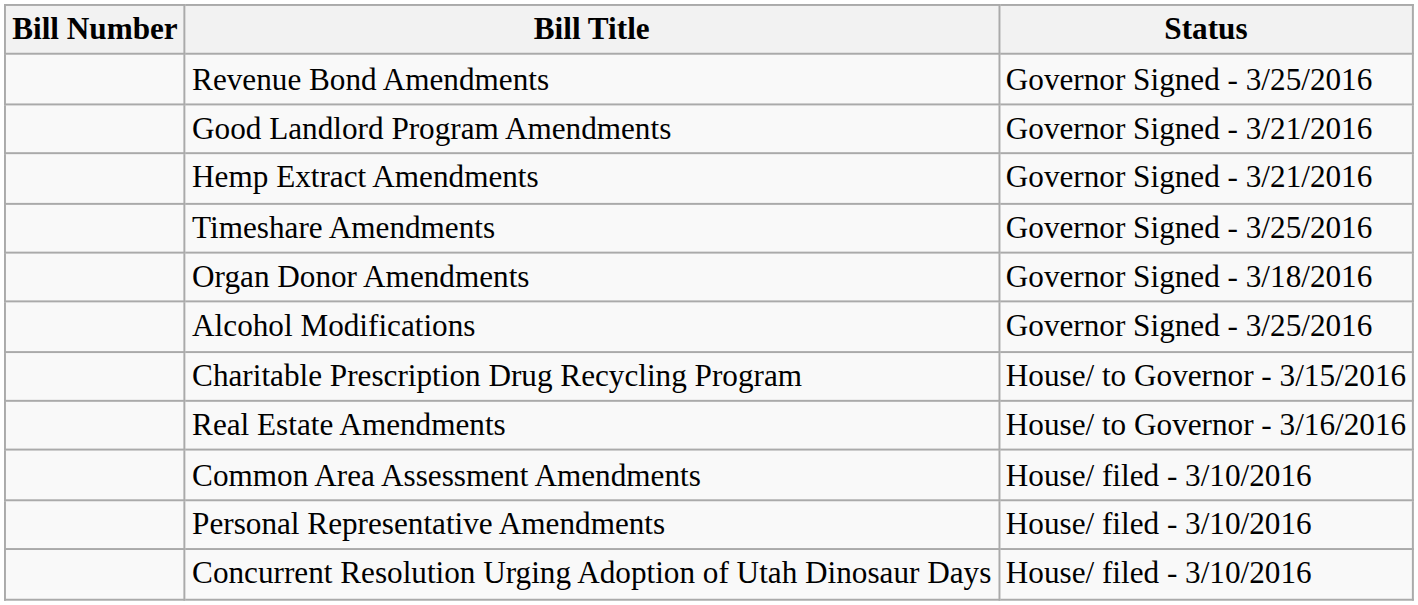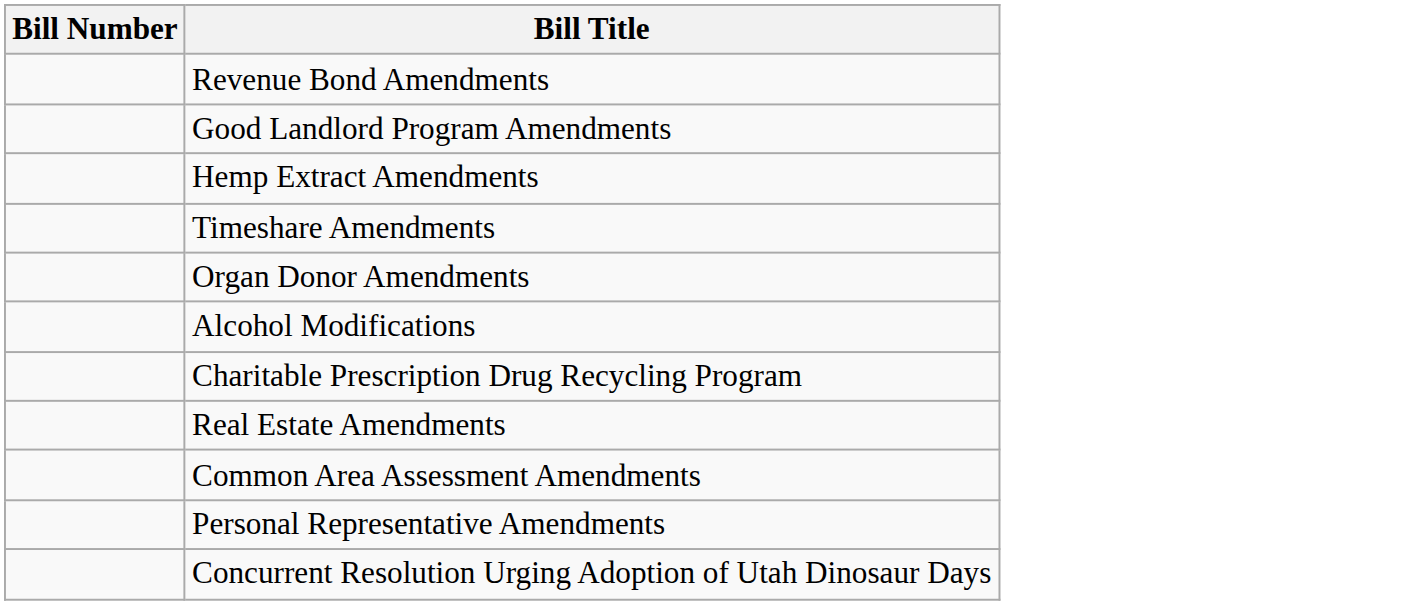- column: (1206, 29)
